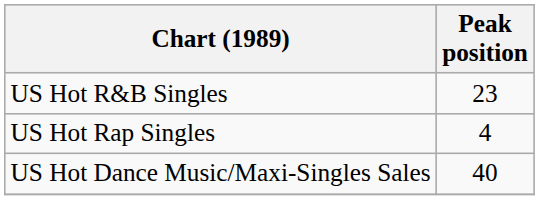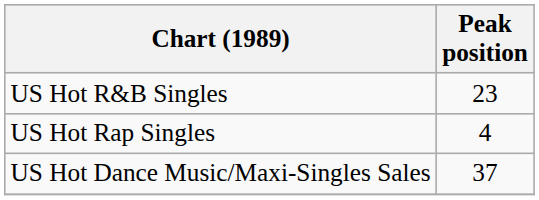(485, 173) 40 -> (485, 173) 37
